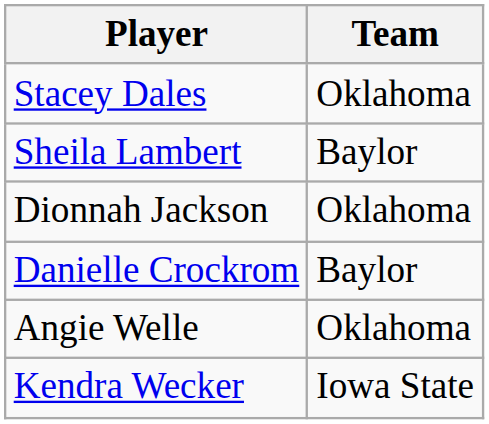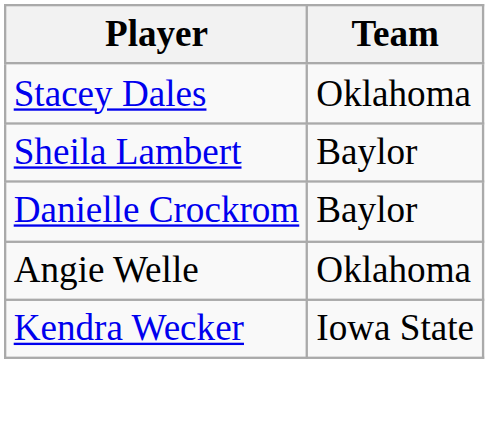- row: (141, 210)
